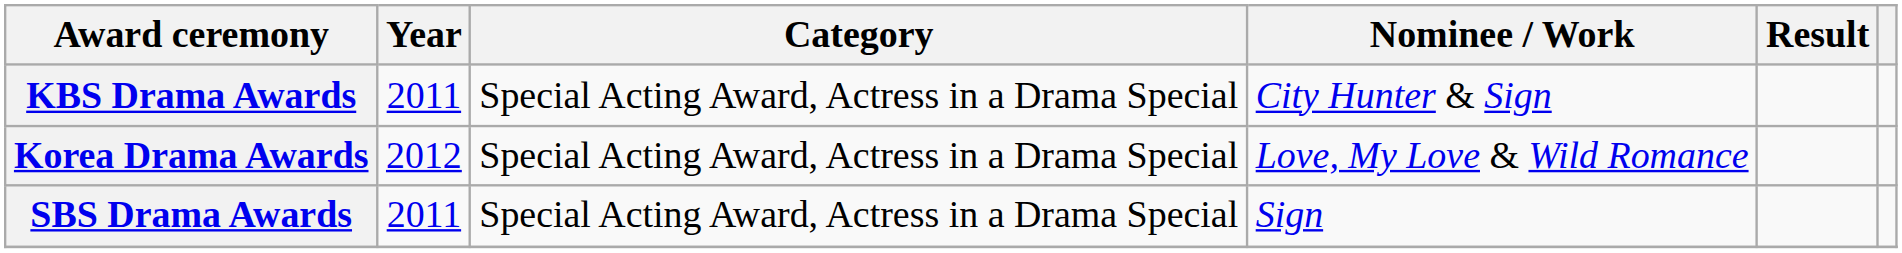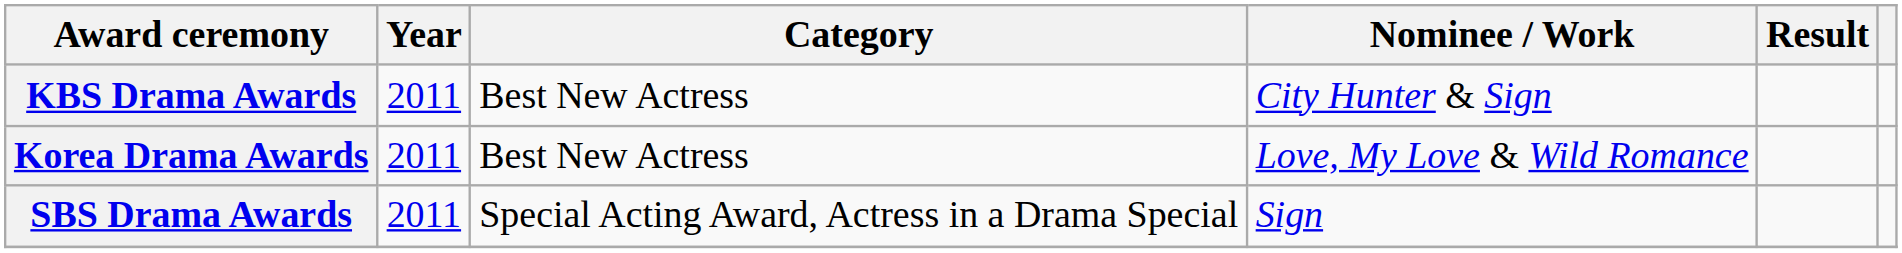(859, 94) Special Acting Award, Actress in a Drama Special -> (614, 94) Best New Actress
(424, 154) 2012 -> (424, 154) 2011
(859, 154) Special Acting Award, Actress in a Drama Special -> (614, 154) Best New Actress
